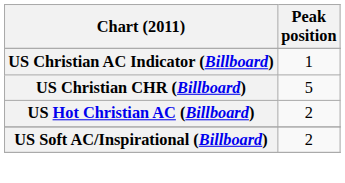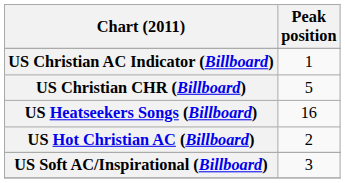+ row: (141, 113)
(309, 139) 2 -> (309, 165) 3
